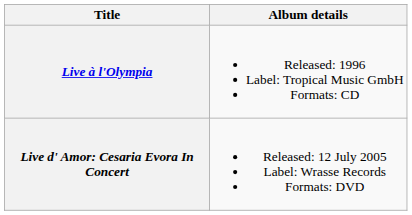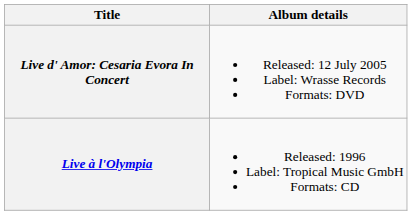rows swapped: (107, 71) <-> (107, 164)
